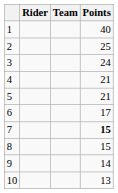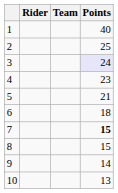(105, 63) no background -> (105, 63) lavender background
(105, 79) 21 -> (105, 79) 23
(105, 113) 17 -> (105, 113) 18
